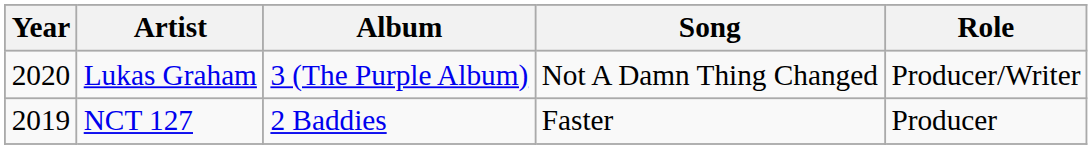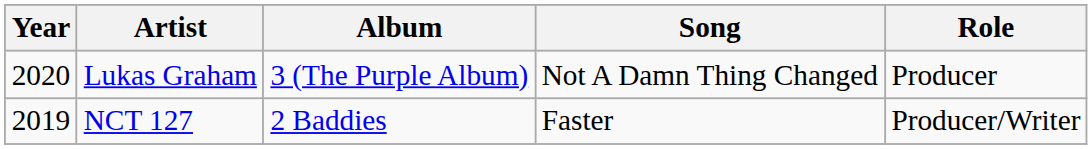(986, 74) Producer/Writer -> (944, 74) Producer
(944, 120) Producer -> (986, 120) Producer/Writer
